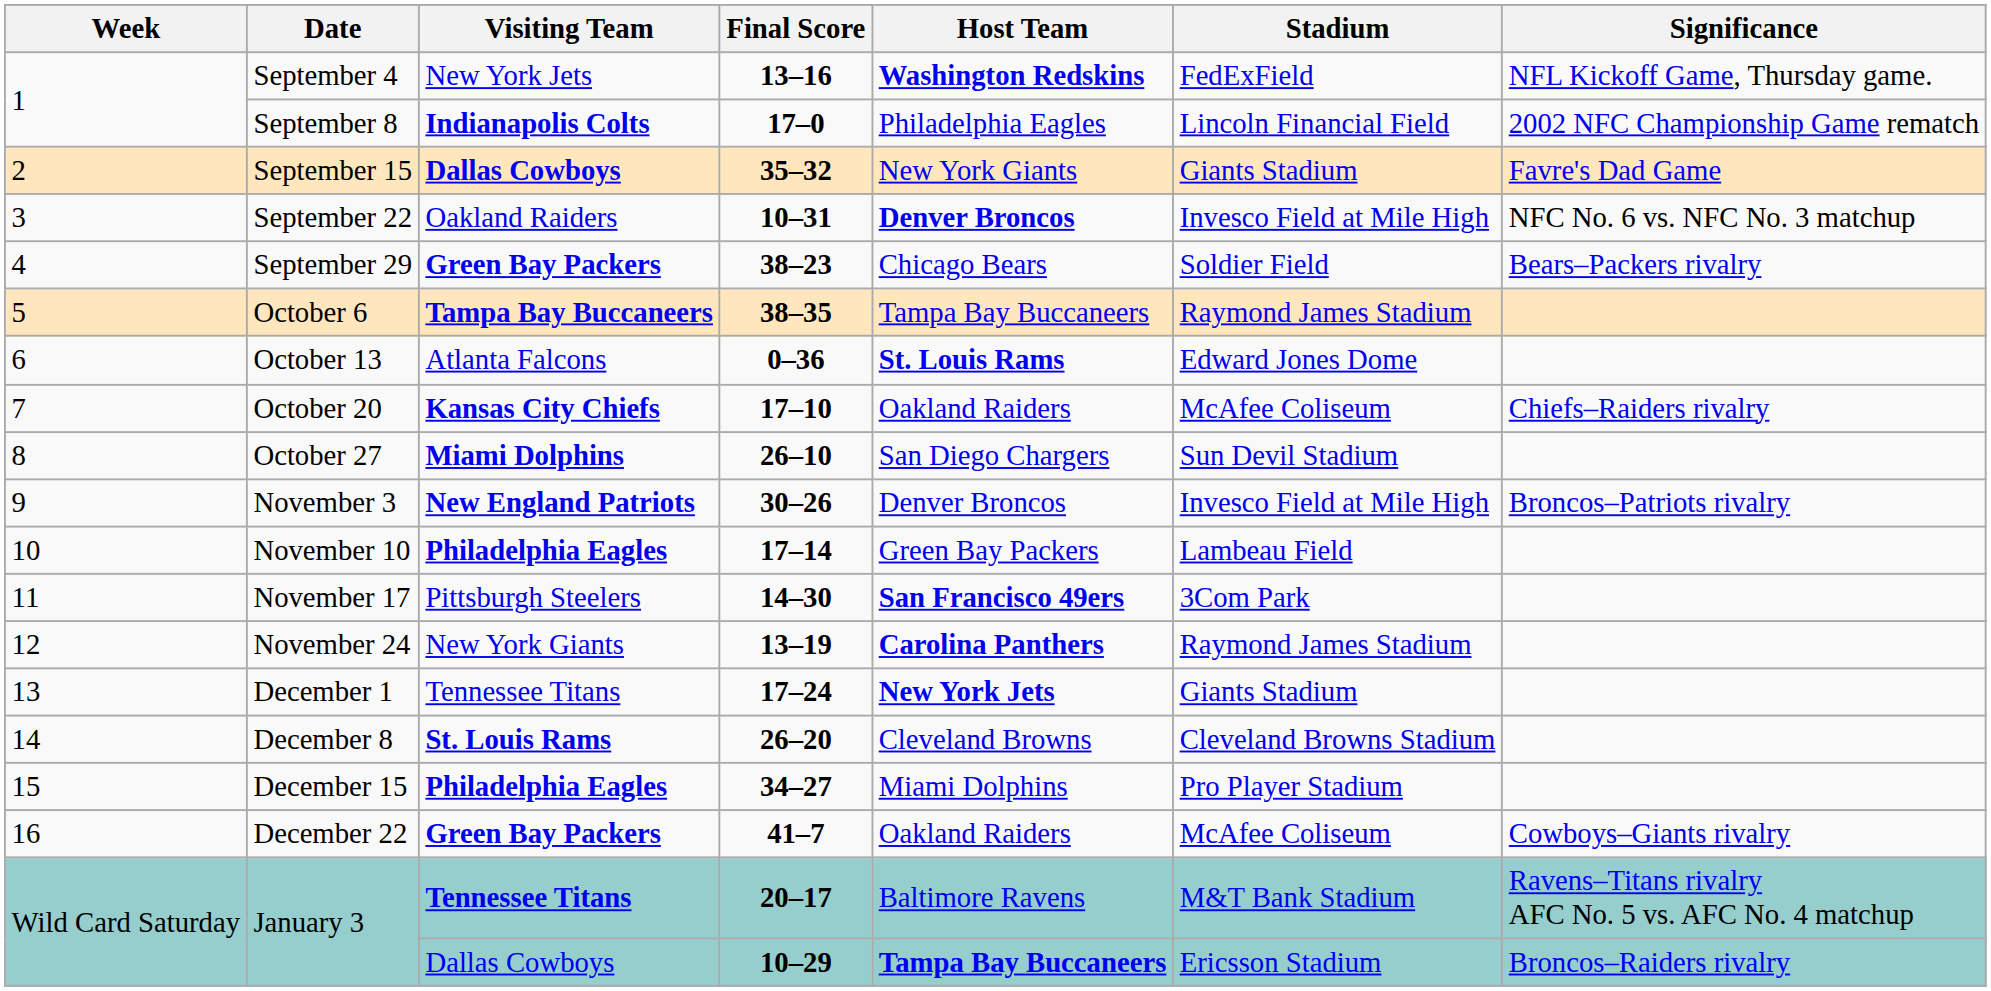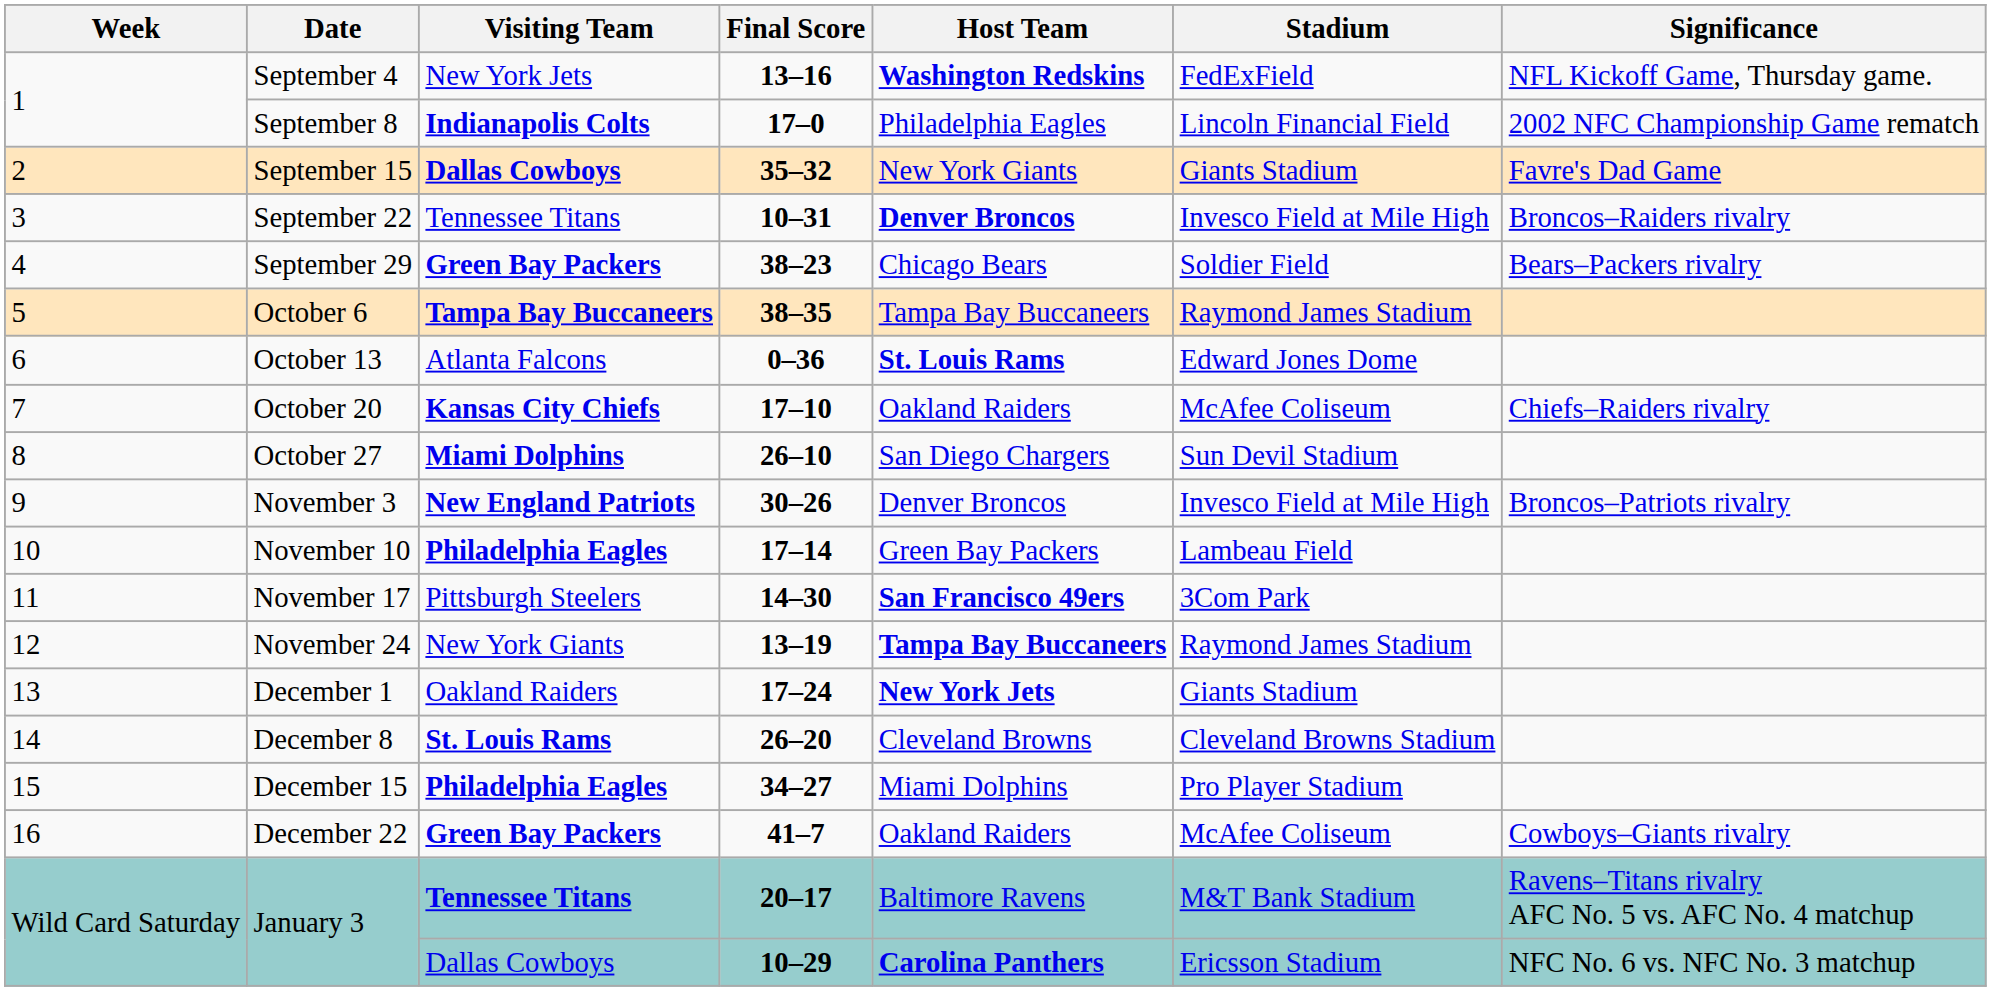(521, 217) Oakland Raiders -> (523, 217) Tennessee Titans
(1712, 217) NFC No. 6 vs. NFC No. 3 matchup -> (1649, 217) Broncos–Raiders rivalry
(991, 644) Carolina Panthers -> (1023, 644) Tampa Bay Buccaneers
(523, 691) Tennessee Titans -> (521, 691) Oakland Raiders
(1023, 962) Tampa Bay Buccaneers -> (991, 962) Carolina Panthers
(1649, 962) Broncos–Raiders rivalry -> (1712, 962) NFC No. 6 vs. NFC No. 3 matchup
